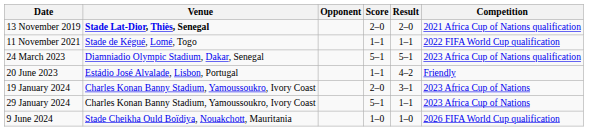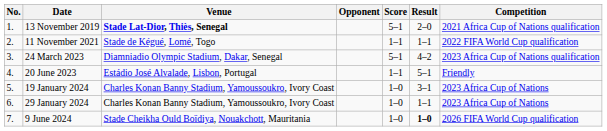+ column: (14, 12)
(377, 27) 2–0 -> (396, 27) 5–1
(406, 57) 5–1 -> (424, 57) 4–2
(406, 73) 4–2 -> (424, 73) 5–1
(377, 88) 2–0 -> (396, 88) 1–0
(377, 103) 5–1 -> (396, 103) 1–0
(406, 118) normal -> (424, 118) bold
